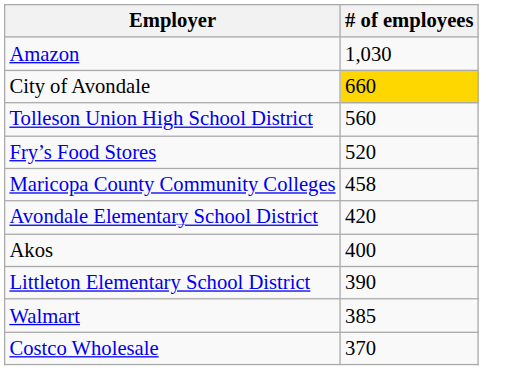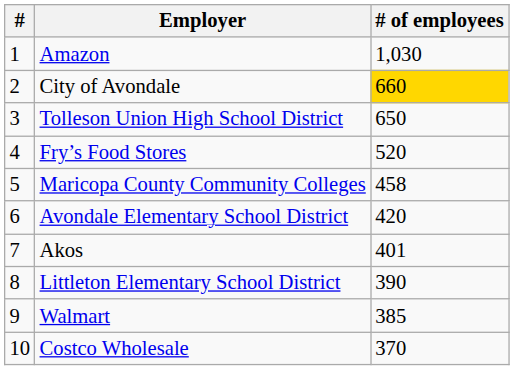+ column: (20, 20)
(361, 119) 560 -> (391, 119) 650
(361, 250) 400 -> (391, 250) 401
